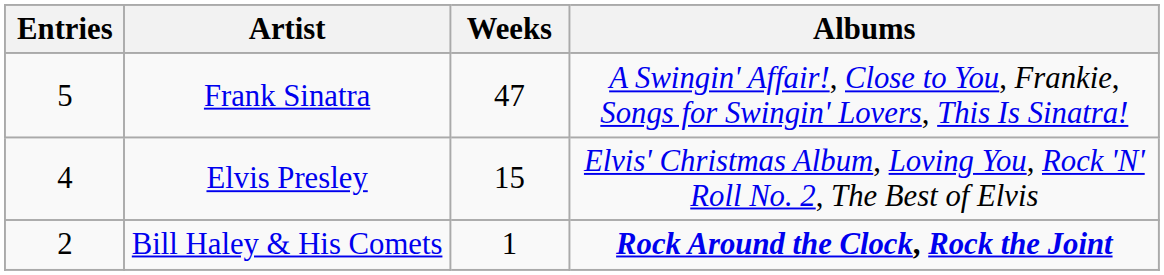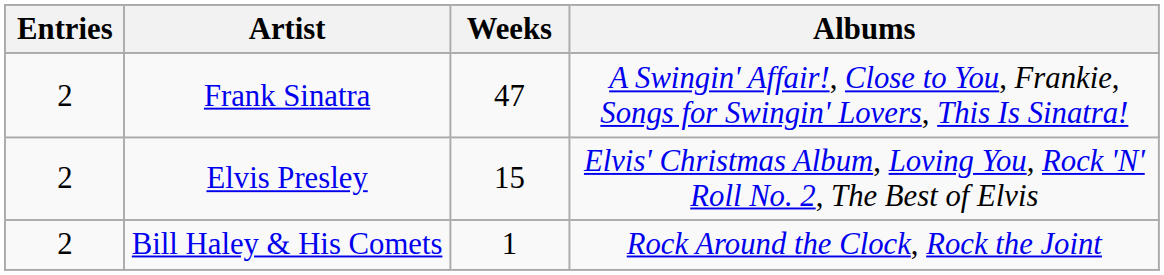(65, 94) 5 -> (65, 94) 2
(65, 178) 4 -> (65, 178) 2
(864, 244) bold -> (864, 244) normal
